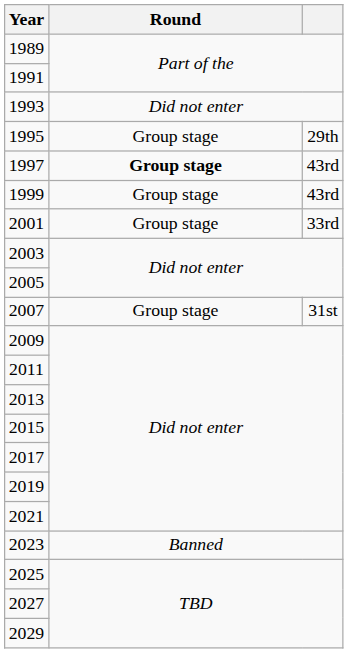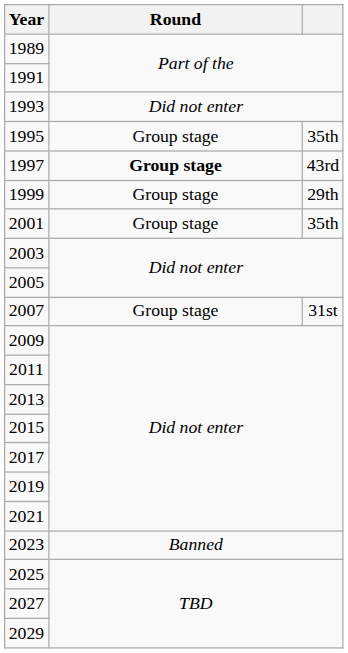(323, 136) 29th -> (323, 136) 35th
(323, 194) 43rd -> (323, 194) 29th
(323, 223) 33rd -> (323, 223) 35th
